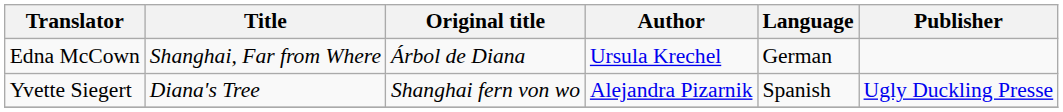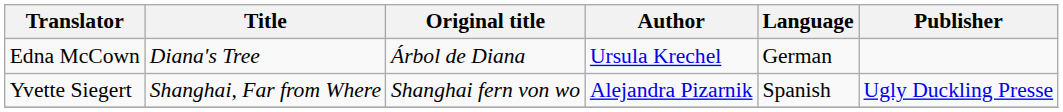(265, 55) Shanghai, Far from Where -> (205, 55) Diana's Tree
(205, 90) Diana's Tree -> (265, 90) Shanghai, Far from Where
